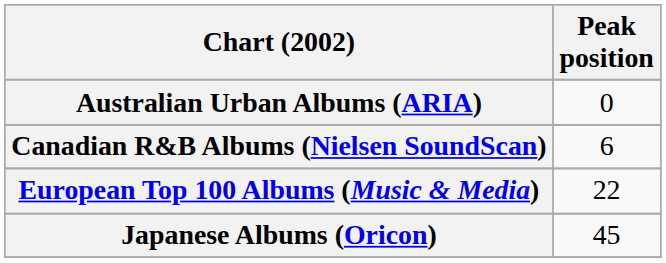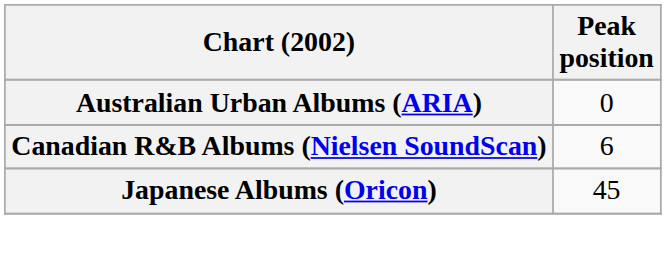- row: (279, 190)
